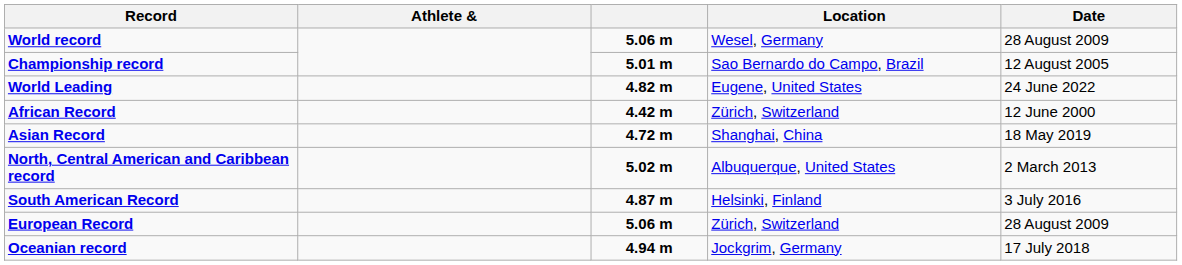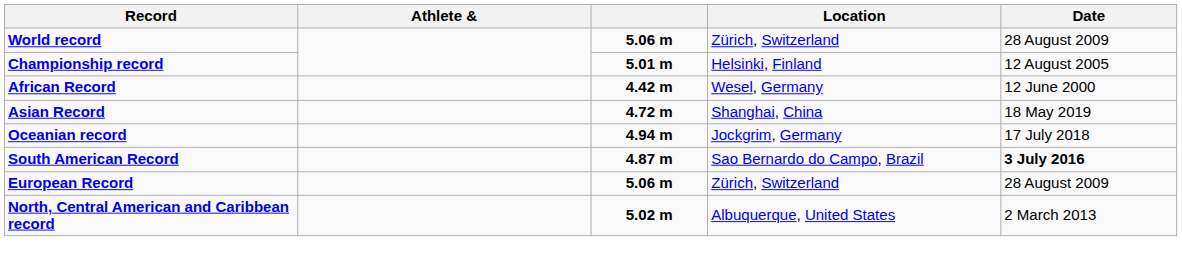(767, 40) Wesel, Germany -> (775, 40) Zürich, Switzerland
(817, 64) Sao Bernardo do Campo, Brazil -> (766, 64) Helsinki, Finland
- row: (60, 87)
(775, 111) Zürich, Switzerland -> (767, 87) Wesel, Germany
rows swapped: (148, 168) <-> (67, 248)
(766, 200) Helsinki, Finland -> (817, 159) Sao Bernardo do Campo, Brazil
(1043, 200) normal -> (1044, 159) bold
